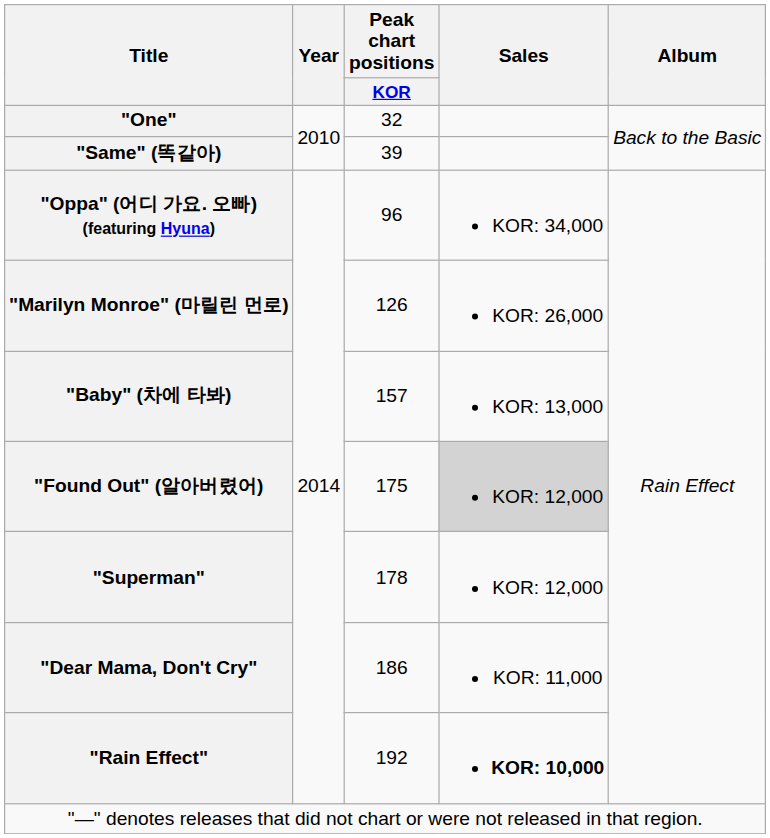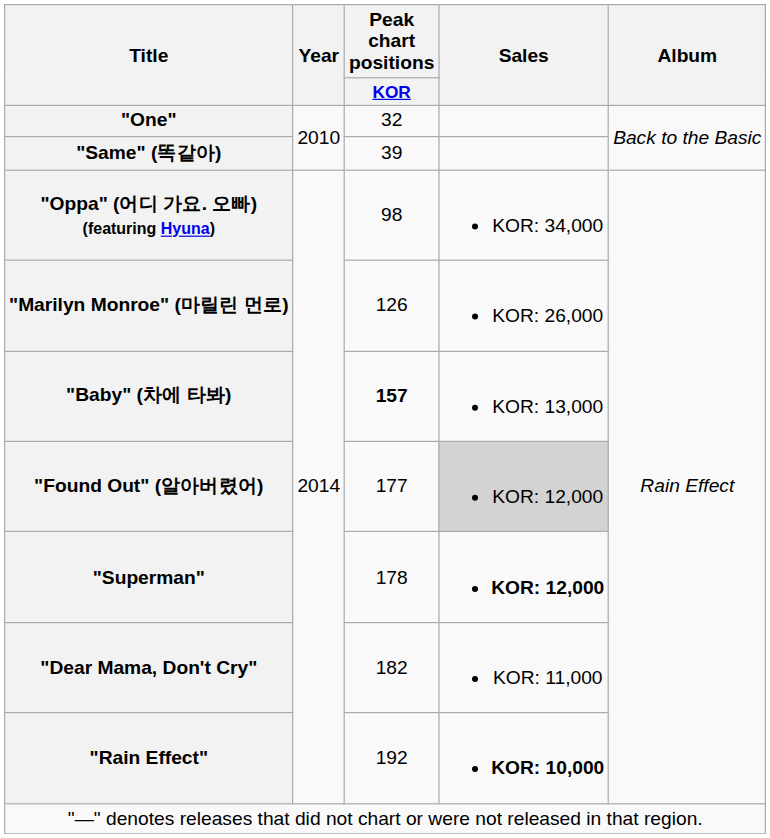(392, 215) 96 -> (392, 215) 98
(392, 396) normal -> (392, 396) bold
(392, 486) 175 -> (392, 486) 177
(524, 588) normal -> (524, 588) bold
(392, 667) 186 -> (392, 667) 182
